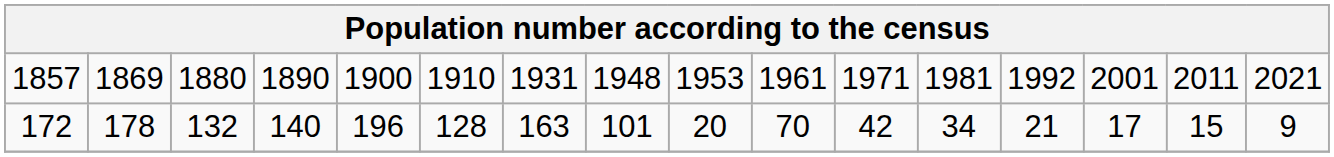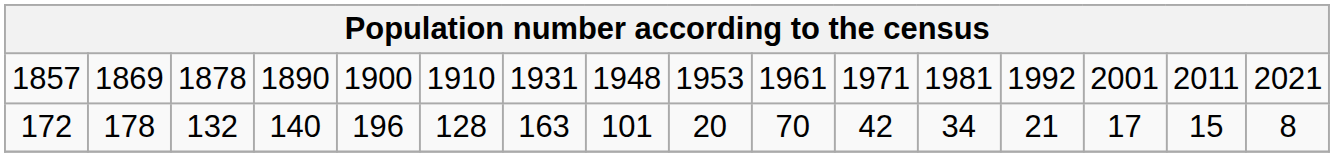(212, 77) 1880 -> (212, 77) 1878
(1288, 126) 9 -> (1288, 126) 8
